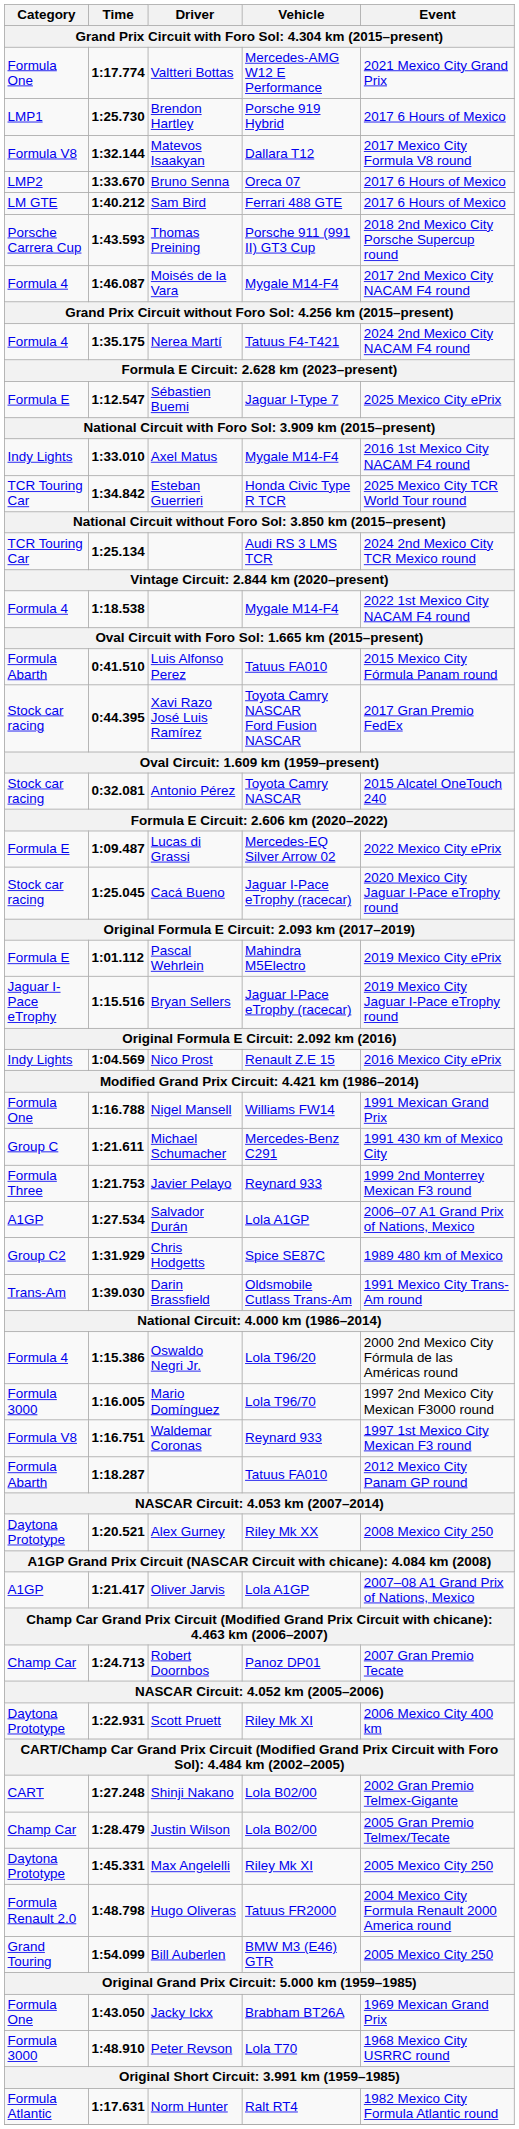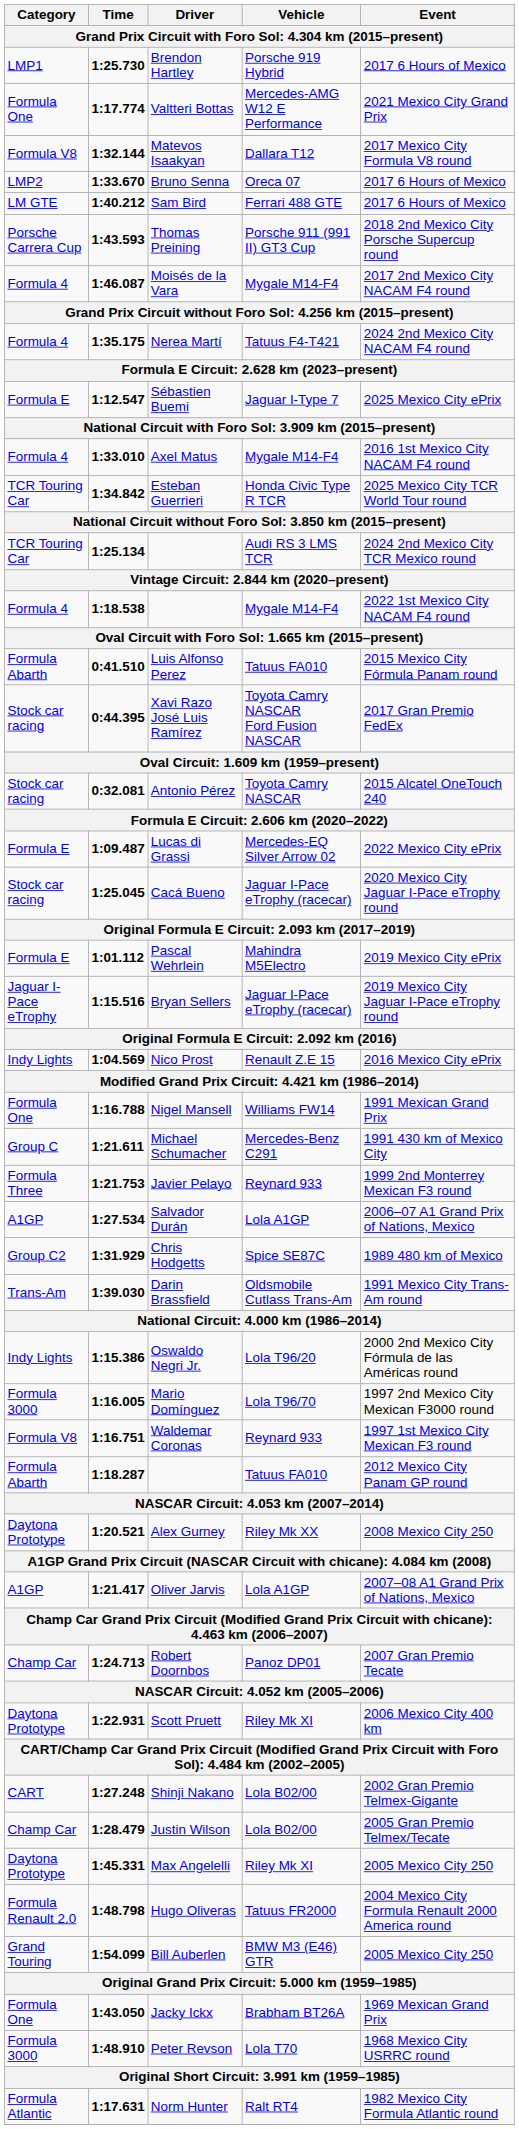rows swapped: (118, 72) <-> (118, 116)
(40, 457) Indy Lights -> (38, 457) Formula 4
(38, 1357) Formula 4 -> (40, 1357) Indy Lights
